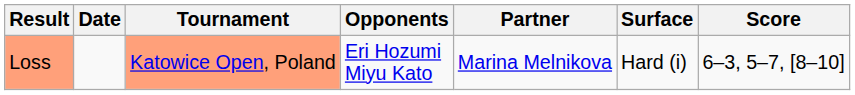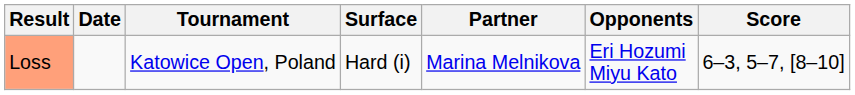columns swapped: (657, 20) <-> (397, 20)
(233, 62) lightsalmon background -> (233, 62) no background
